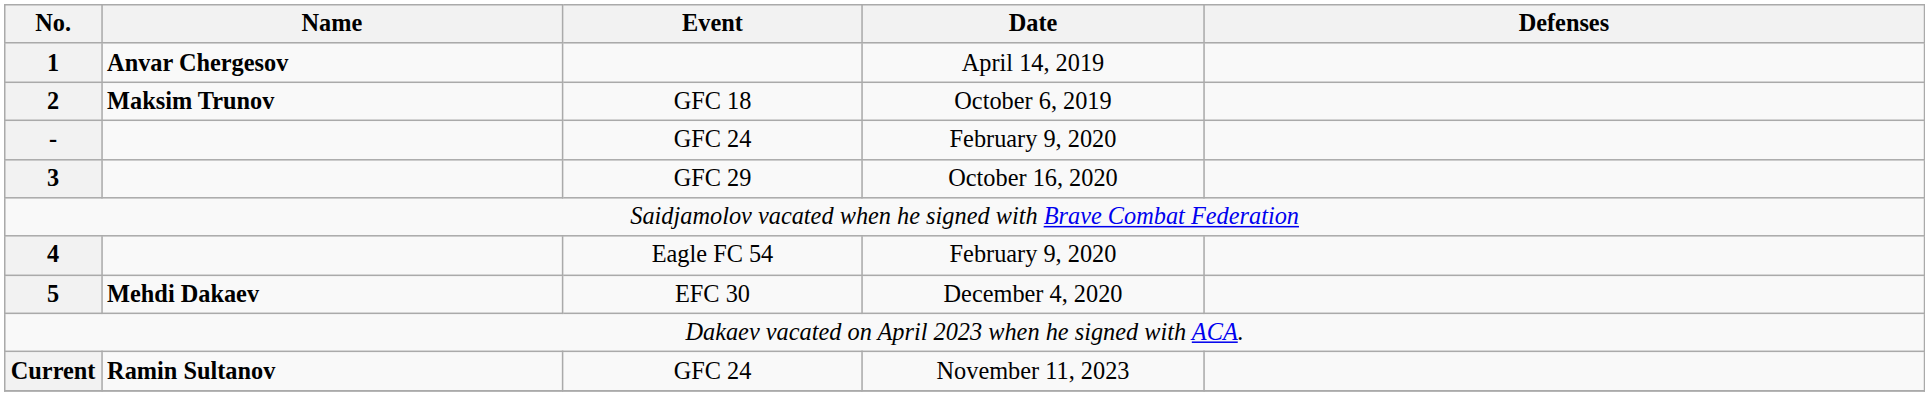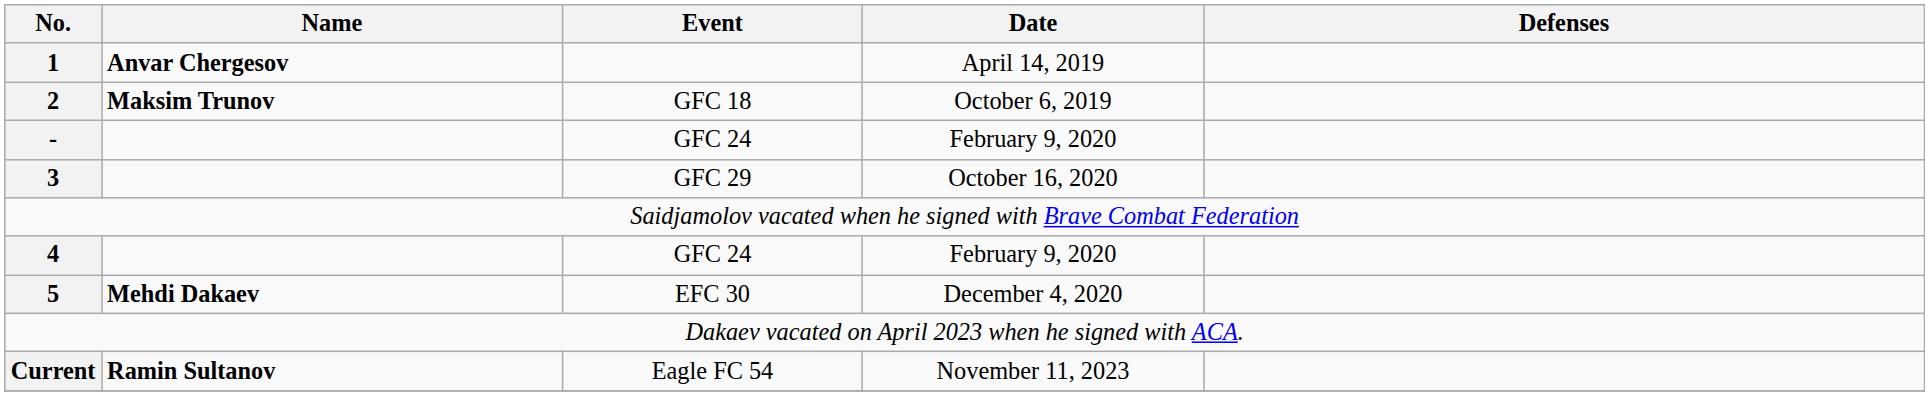(712, 255) Eagle FC 54 -> (712, 255) GFC 24
(712, 370) GFC 24 -> (712, 370) Eagle FC 54
